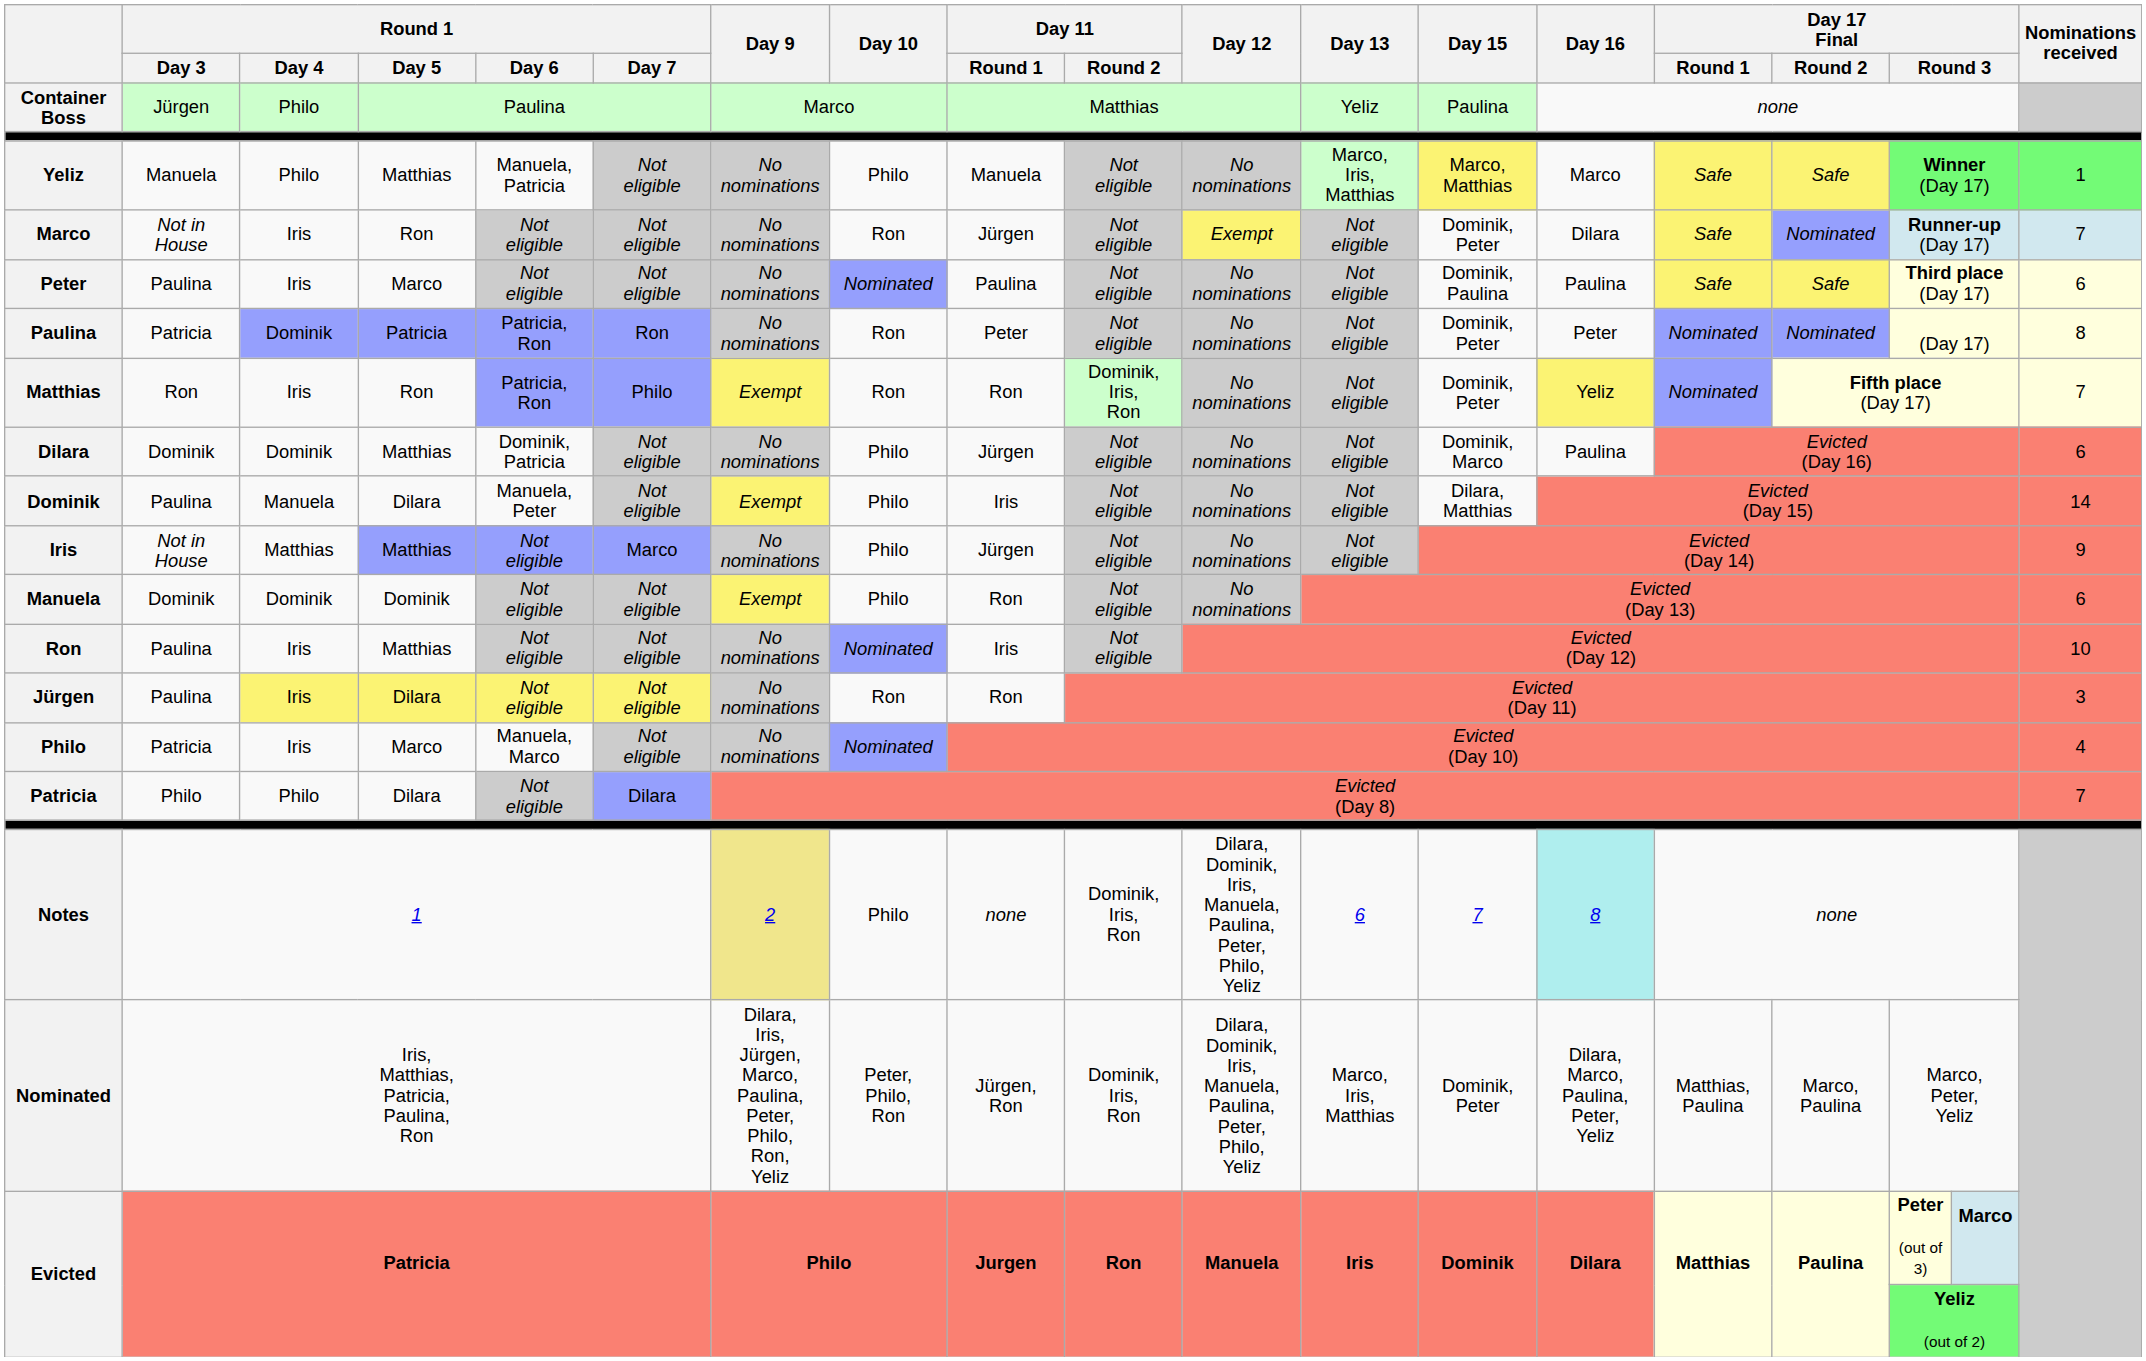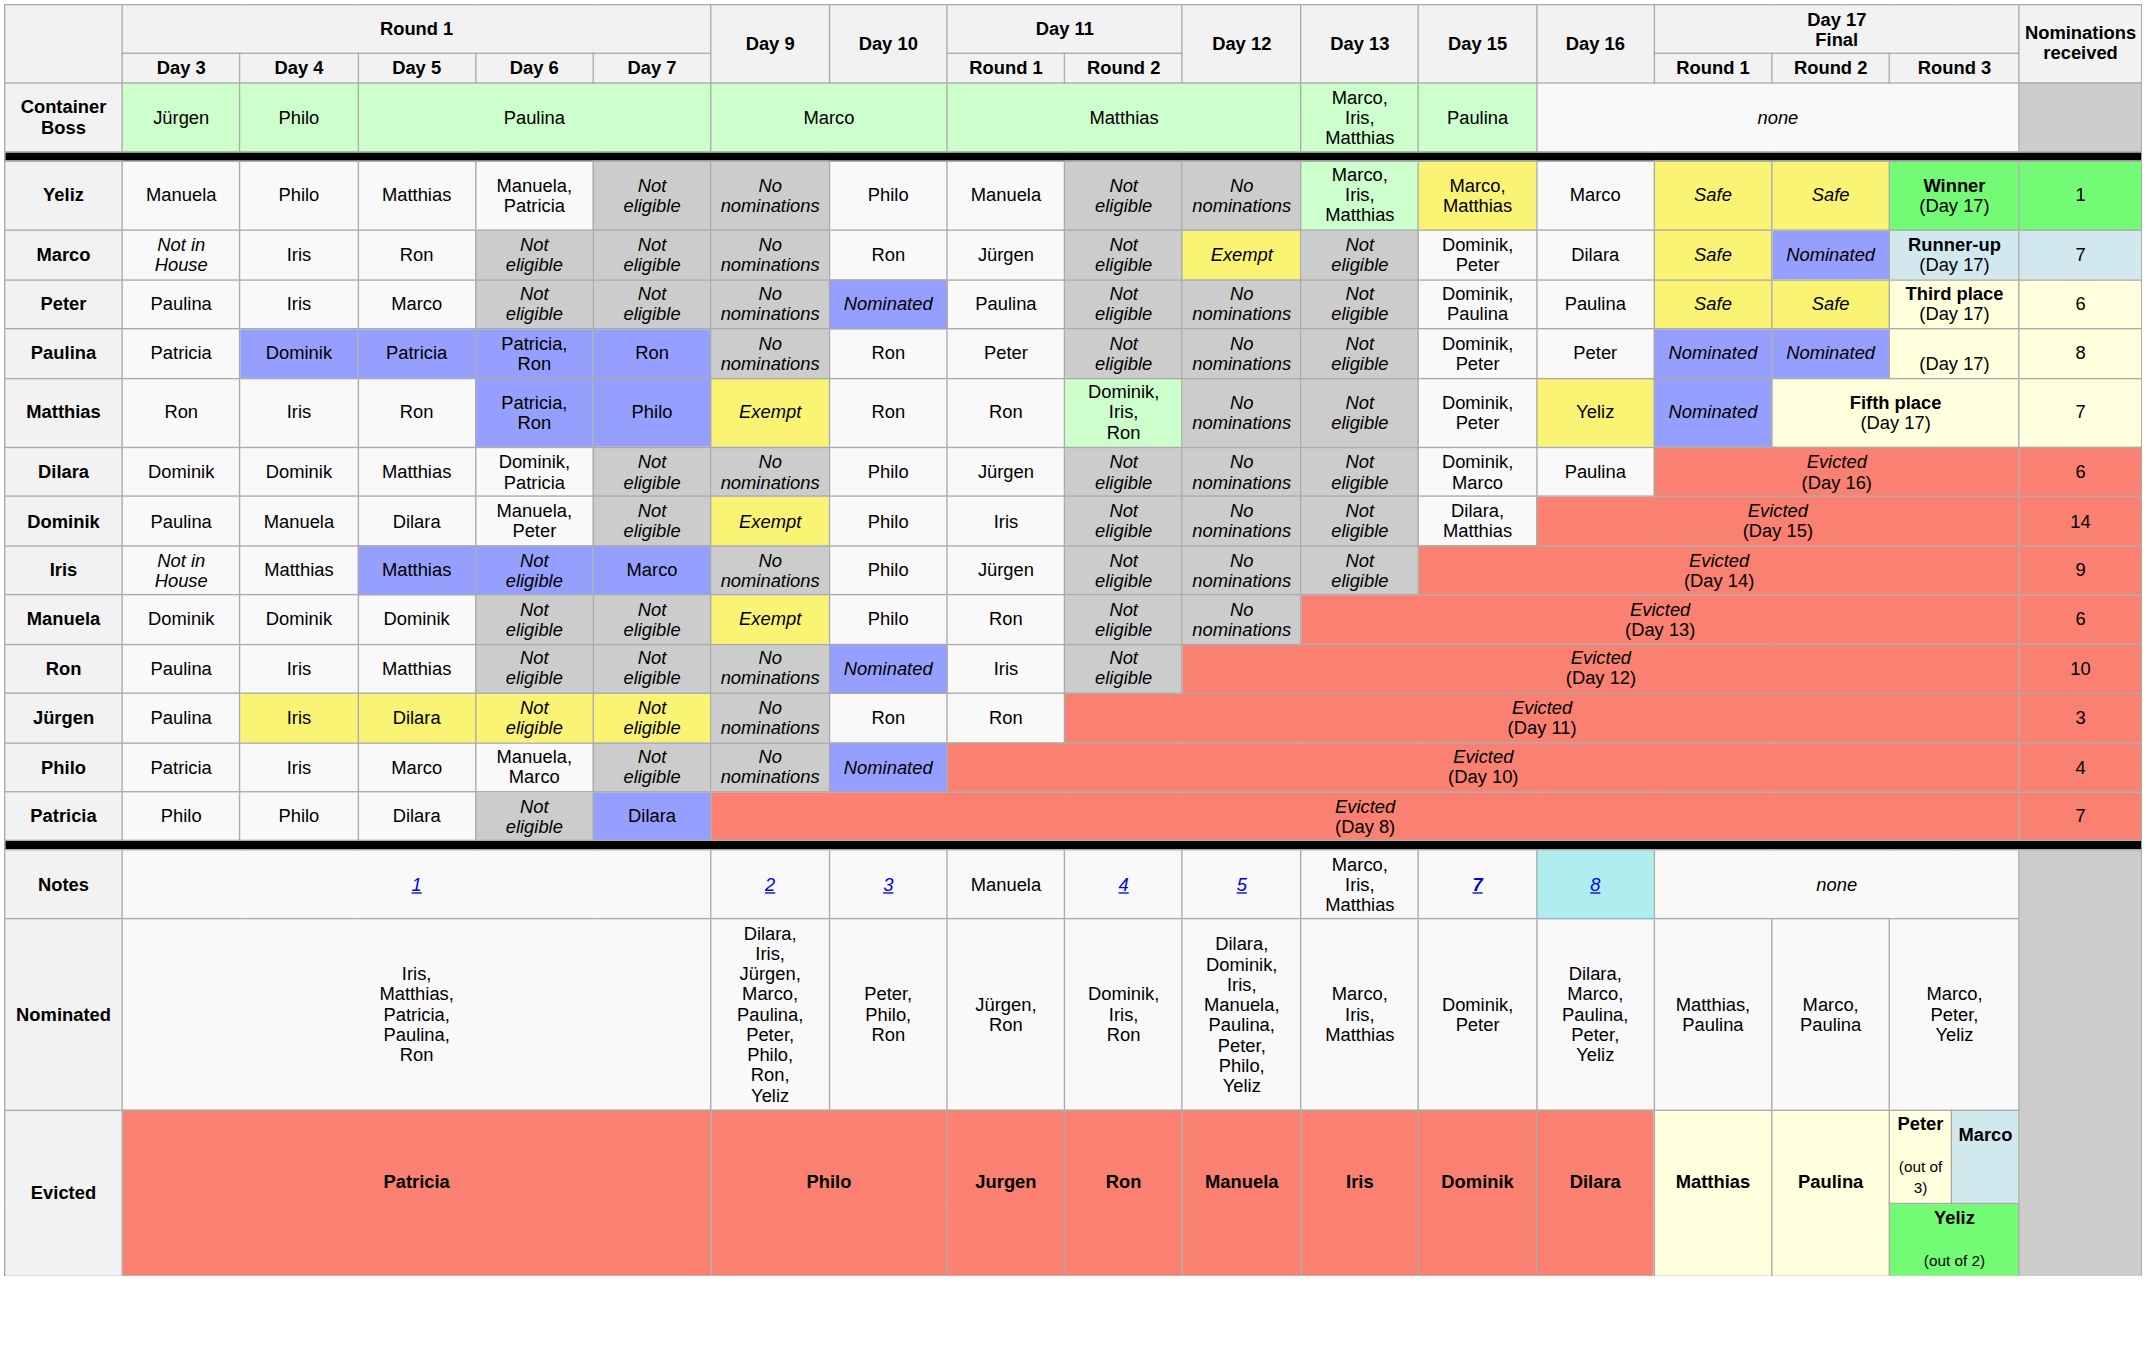(1360, 107) Yeliz -> (1360, 117) Marco, Iris, Matthias
(770, 914) khaki background -> (770, 884) no background
(888, 914) Philo -> (888, 884) 3
(1006, 914) none -> (1006, 884) Manuela
(1124, 914) Dominik, Iris, Ron -> (1124, 884) 4
(1242, 914) Dilara, Dominik, Iris, Manuela, Paulina, Peter, Philo, Yeliz -> (1242, 884) 5
(1360, 914) 6 -> (1360, 884) Marco, Iris, Matthias
(1478, 914) normal -> (1478, 884) bold
